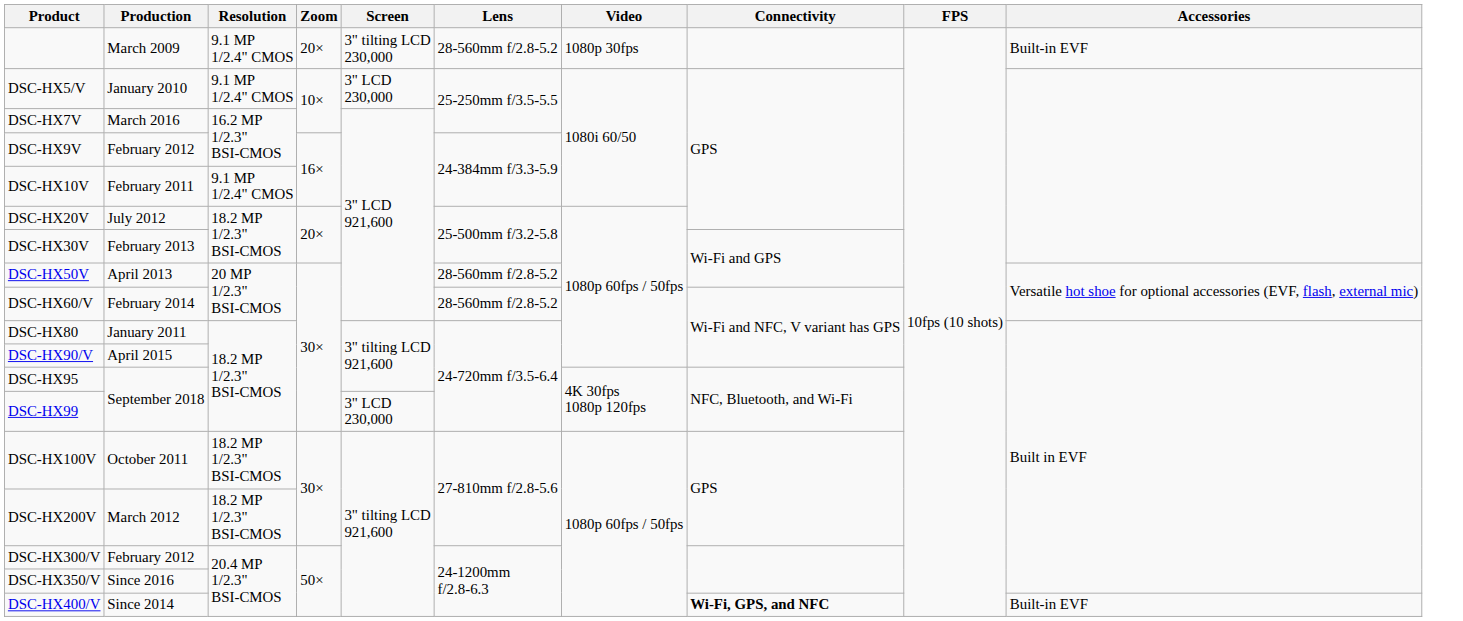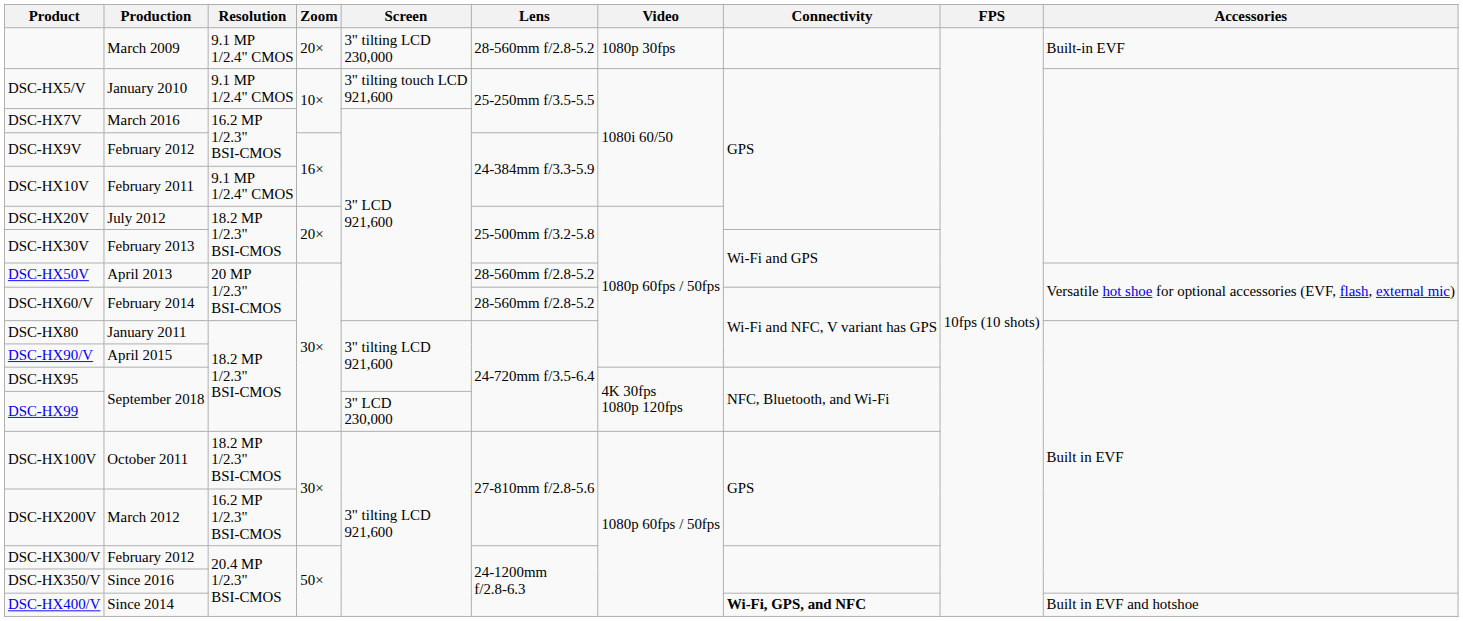(369, 88) 3" LCD 230,000 -> (406, 88) 3" tilting touch LCD 921,600
(246, 517) 18.2 MP 1/2.3" BSI-CMOS -> (246, 517) 16.2 MP 1/2.3" BSI-CMOS
(1049, 604) Built-in EVF -> (1123, 604) Built in EVF and hotshoe
